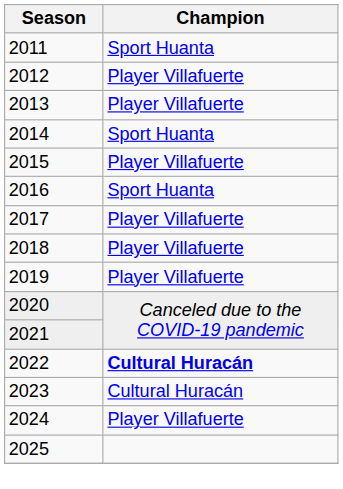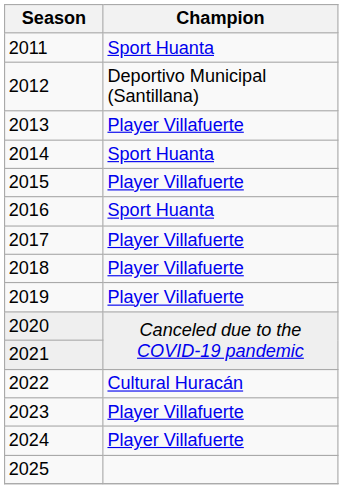(176, 76) Player Villafuerte -> (187, 86) Deportivo Municipal (Santillana)
(180, 362) bold -> (175, 383) normal
(175, 391) Cultural Huracán -> (176, 411) Player Villafuerte
